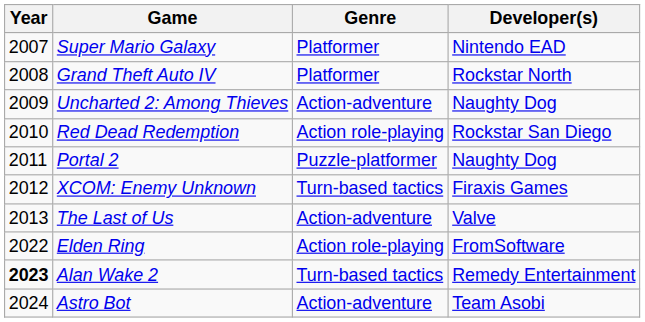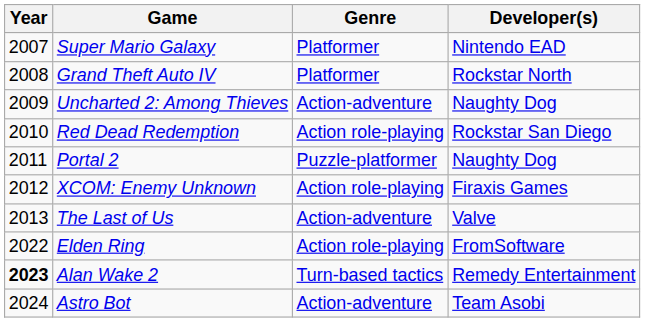(370, 189) Turn-based tactics -> (370, 189) Action role-playing
